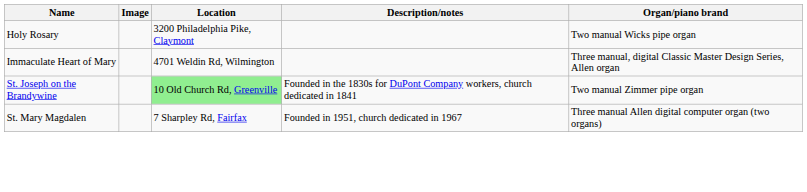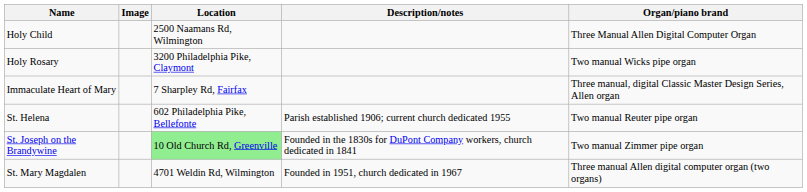+ row: (30, 34)
(214, 62) 4701 Weldin Rd, Wilmington -> (200, 90) 7 Sharpley Rd, Fairfax
+ row: (28, 117)
(200, 117) 7 Sharpley Rd, Fairfax -> (214, 173) 4701 Weldin Rd, Wilmington
